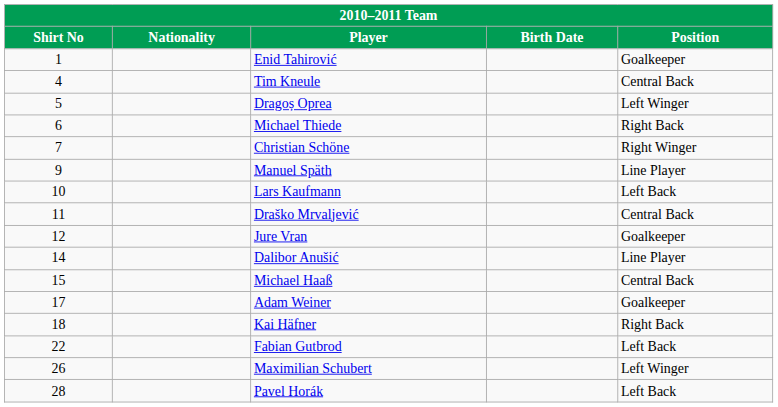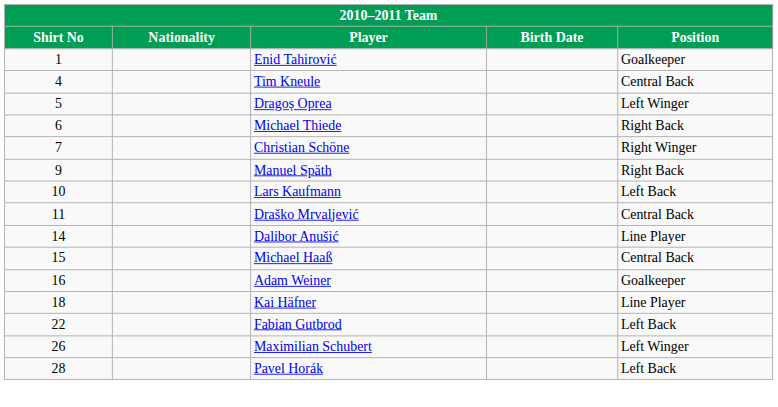(653, 170) Line Player -> (652, 170) Right Back
- row: (281, 236)
(58, 302) 17 -> (58, 280) 16
(652, 324) Right Back -> (653, 302) Line Player
